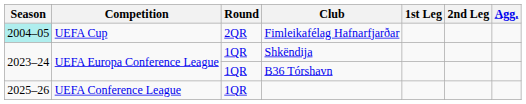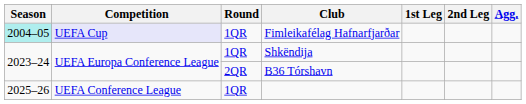(81, 33) no background -> (81, 33) lavender background
(236, 33) 2QR -> (236, 33) 1QR
(236, 71) 1QR -> (236, 71) 2QR
